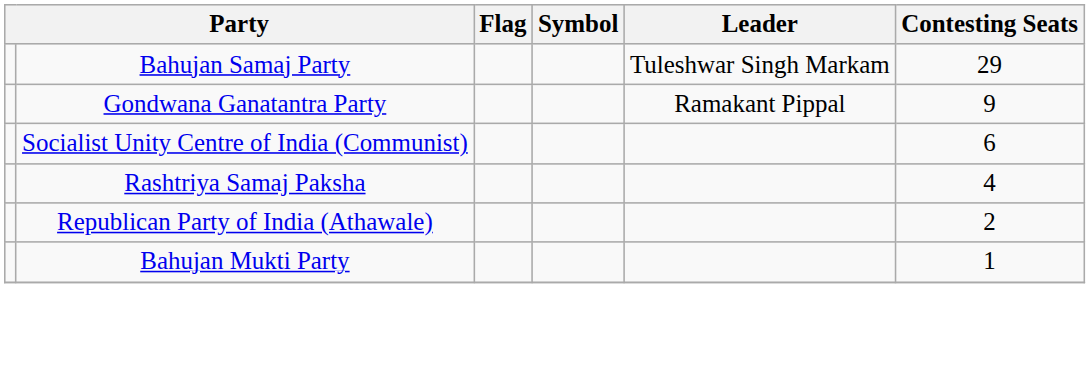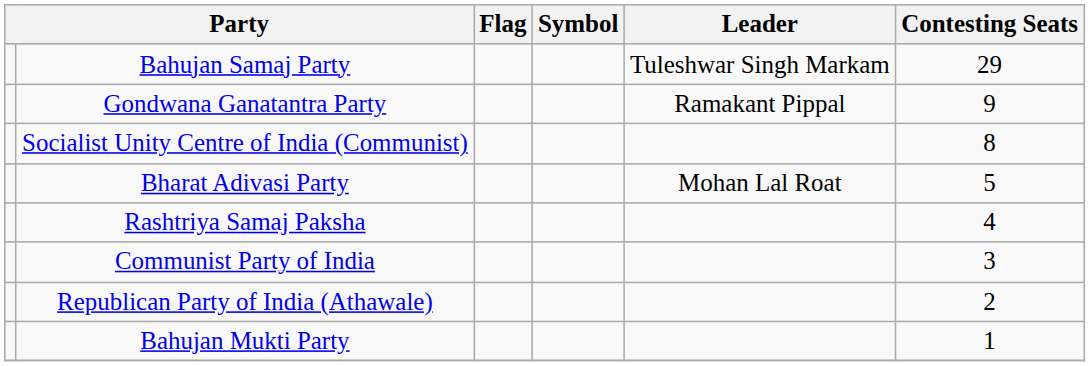(990, 143) 6 -> (990, 143) 8
+ row: (245, 182)
+ row: (245, 261)
